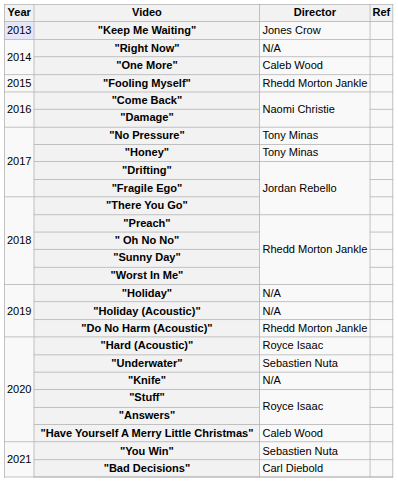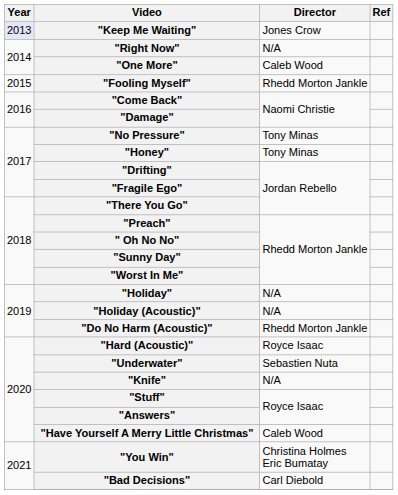(300, 450) Sebastien Nuta -> (304, 457) Christina Holmes Eric Bumatay
